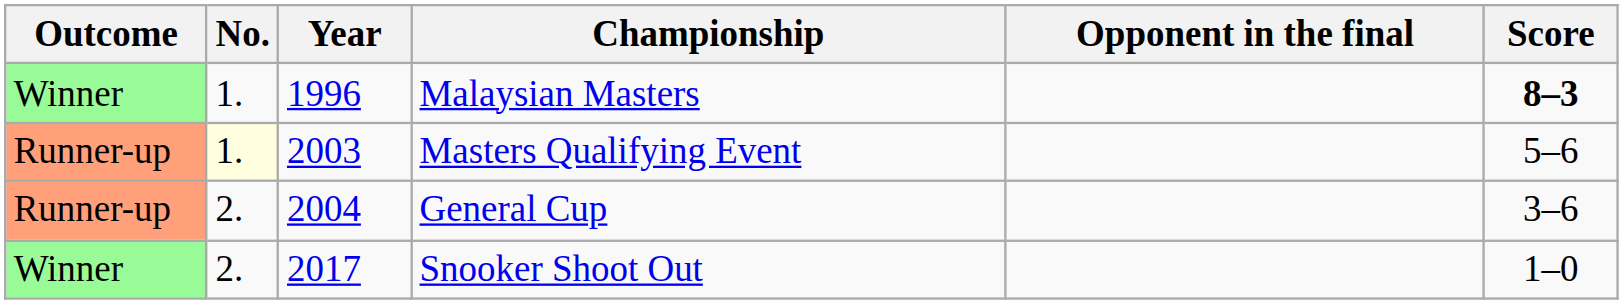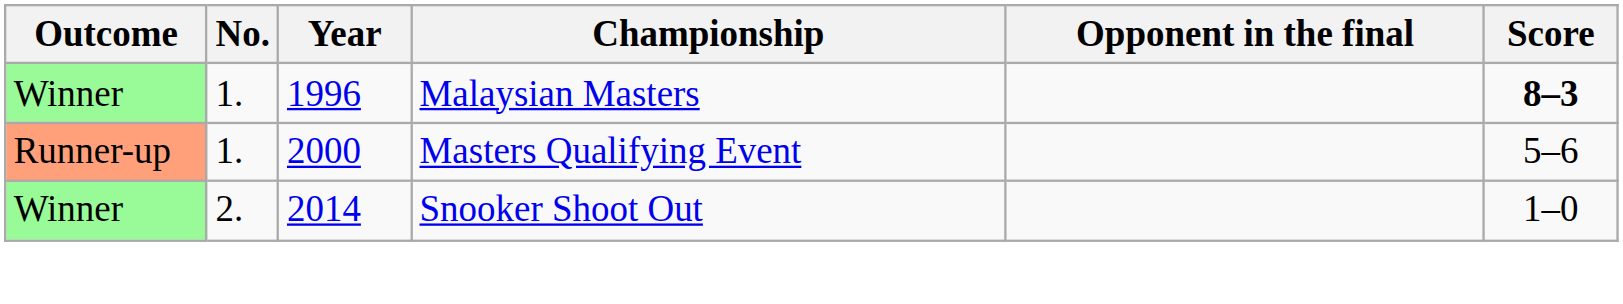(229, 151) lightyellow background -> (229, 151) no background
(324, 151) 2003 -> (324, 151) 2000
- row: (513, 209)
(324, 268) 2017 -> (324, 209) 2014
